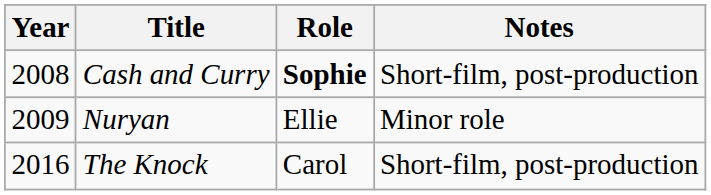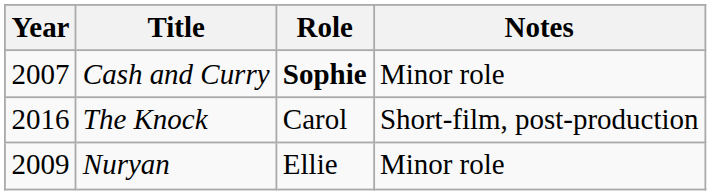(41, 73) 2008 -> (41, 73) 2007
(539, 73) Short-film, post-production -> (442, 73) Minor role
rows swapped: (126, 119) <-> (145, 165)
